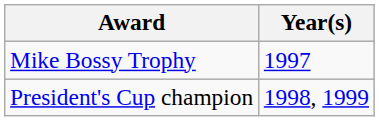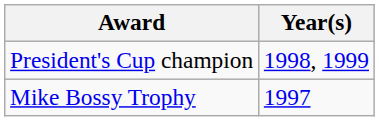rows swapped: (103, 60) <-> (132, 97)
